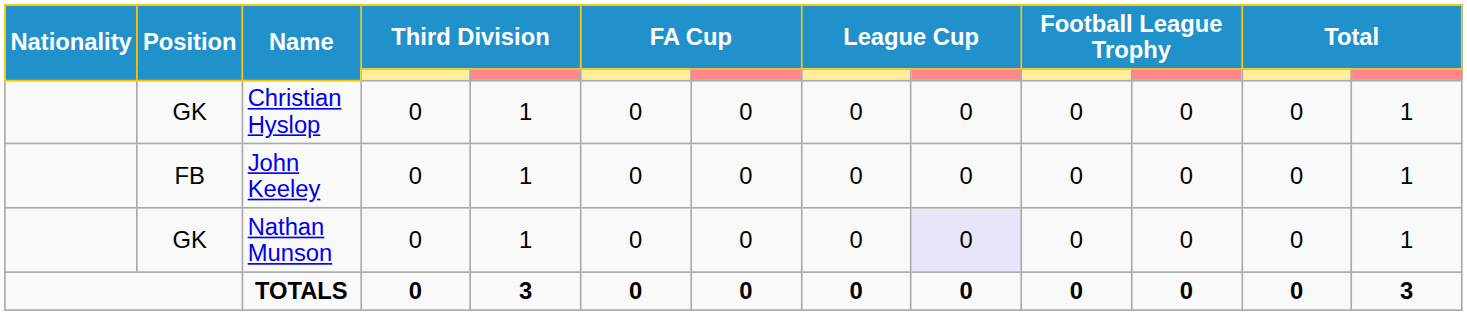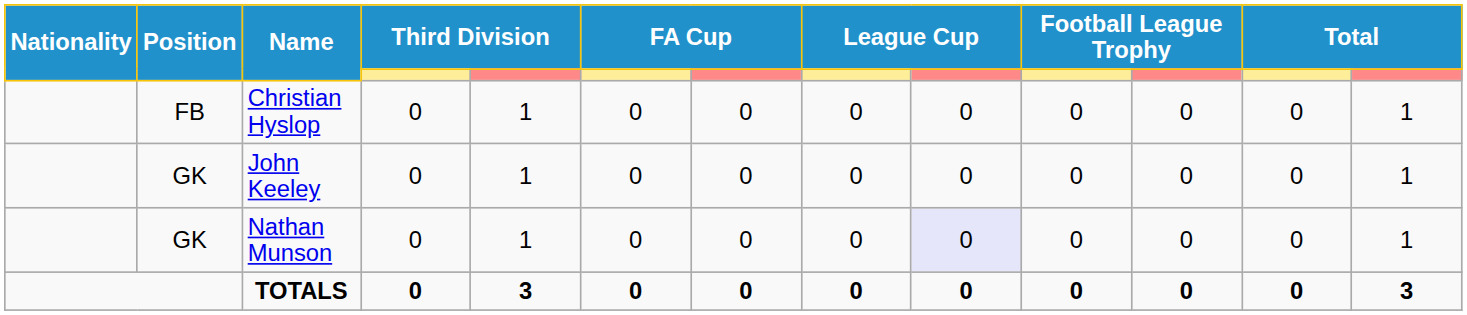(190, 112) GK -> (190, 112) FB
(190, 176) FB -> (190, 176) GK
